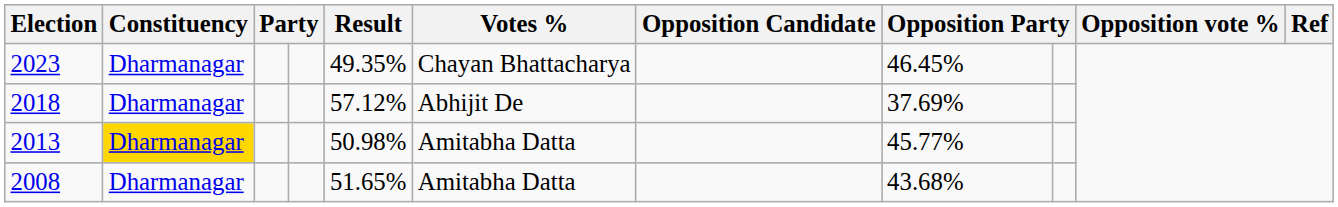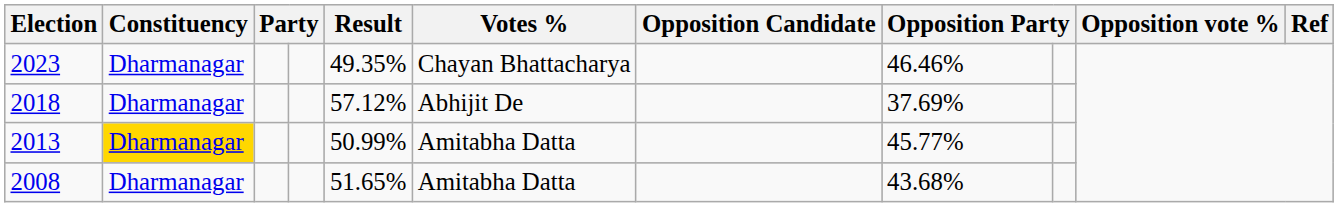(925, 63) 46.45% -> (925, 63) 46.46%
(368, 142) 50.98% -> (368, 142) 50.99%
